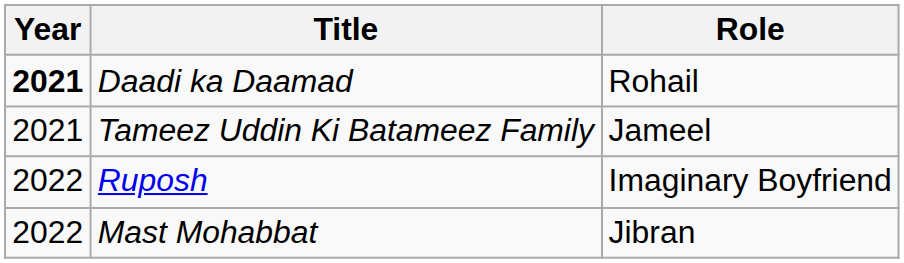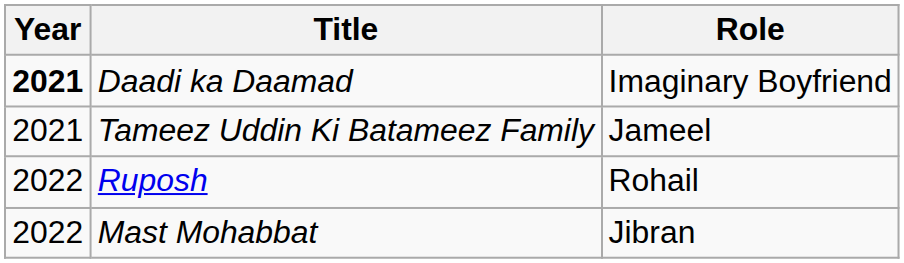(654, 80) Rohail -> (750, 80) Imaginary Boyfriend
(750, 181) Imaginary Boyfriend -> (654, 181) Rohail
